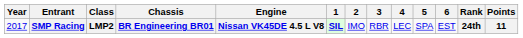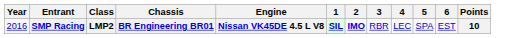- column: (471, 11)
(17, 26) 2017 -> (17, 26) 2016
(356, 26) normal -> (356, 26) bold
(501, 26) 11 -> (474, 26) 10
